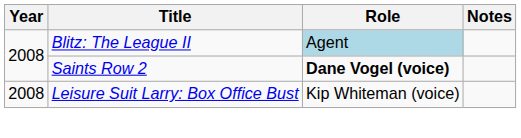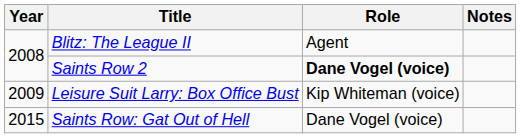(327, 42) lightblue background -> (327, 42) no background
(26, 94) 2008 -> (26, 94) 2009
+ row: (150, 119)
